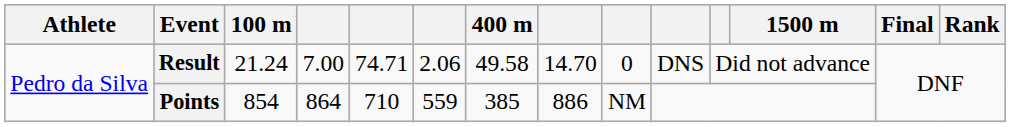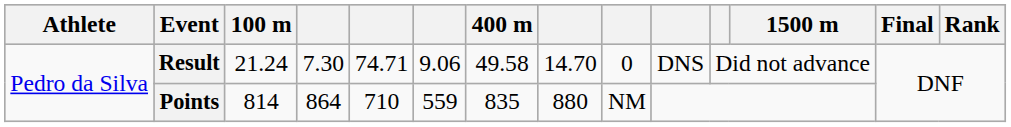(323, 63) 7.00 -> (323, 63) 7.30
(440, 63) 2.06 -> (440, 63) 9.06
(261, 102) 854 -> (261, 102) 814
(502, 102) 385 -> (502, 102) 835
(570, 102) 886 -> (570, 102) 880
